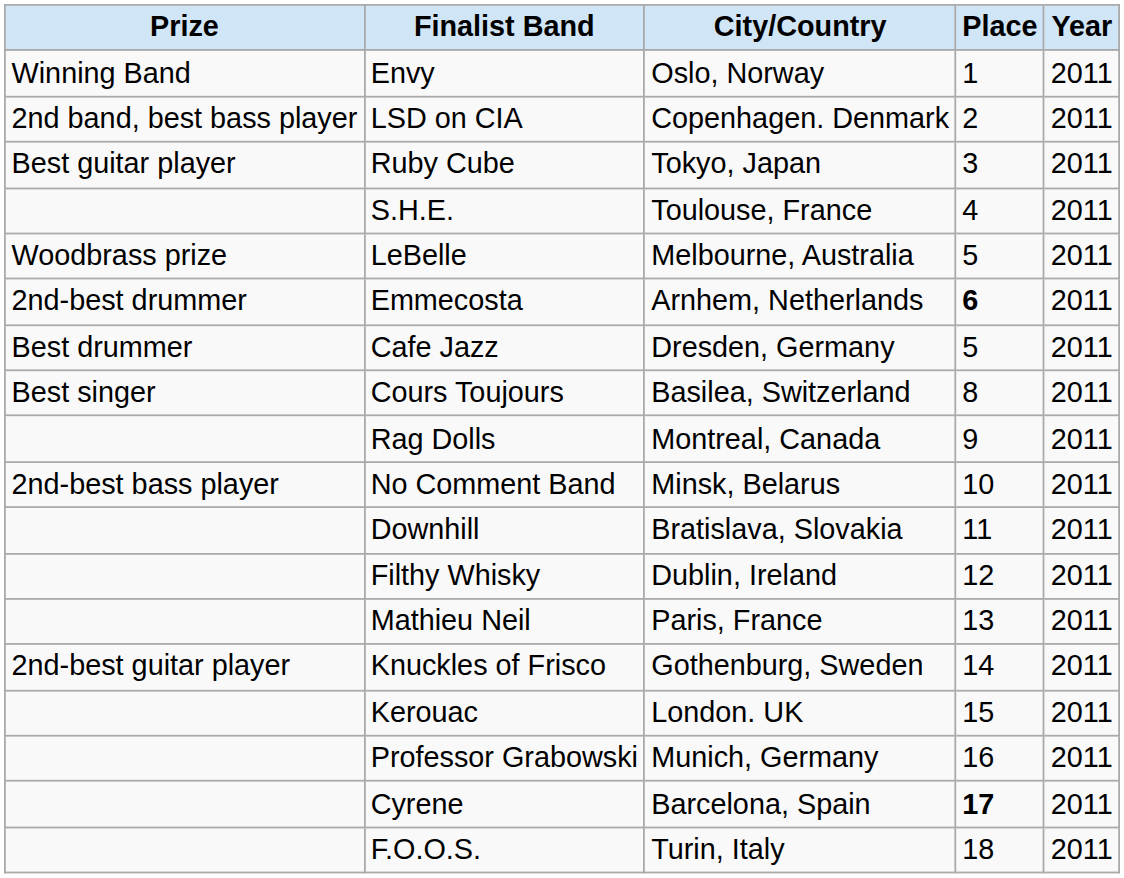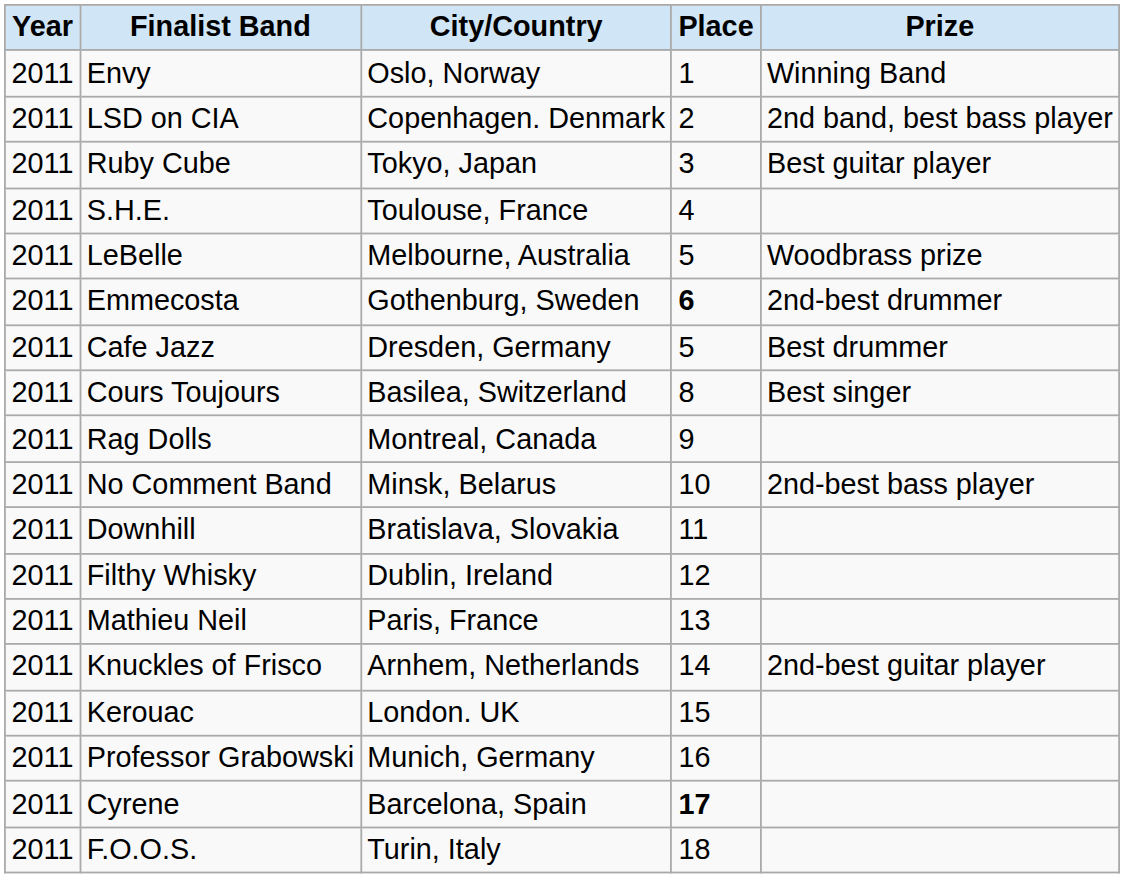columns swapped: (1082, 27) <-> (184, 27)
(787, 301) Arnhem, Netherlands -> (503, 301) Gothenburg, Sweden
(787, 666) Gothenburg, Sweden -> (503, 666) Arnhem, Netherlands
